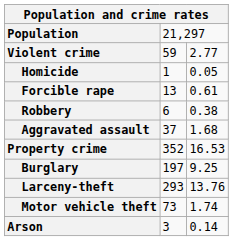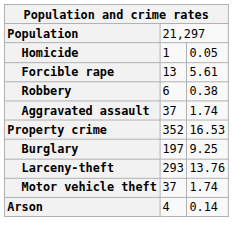- row: (54, 53)
(204, 91) 0.61 -> (204, 72) 5.61
(204, 130) 1.68 -> (204, 110) 1.74
(170, 207) 73 -> (170, 188) 37
(166, 226) 3 -> (166, 207) 4
